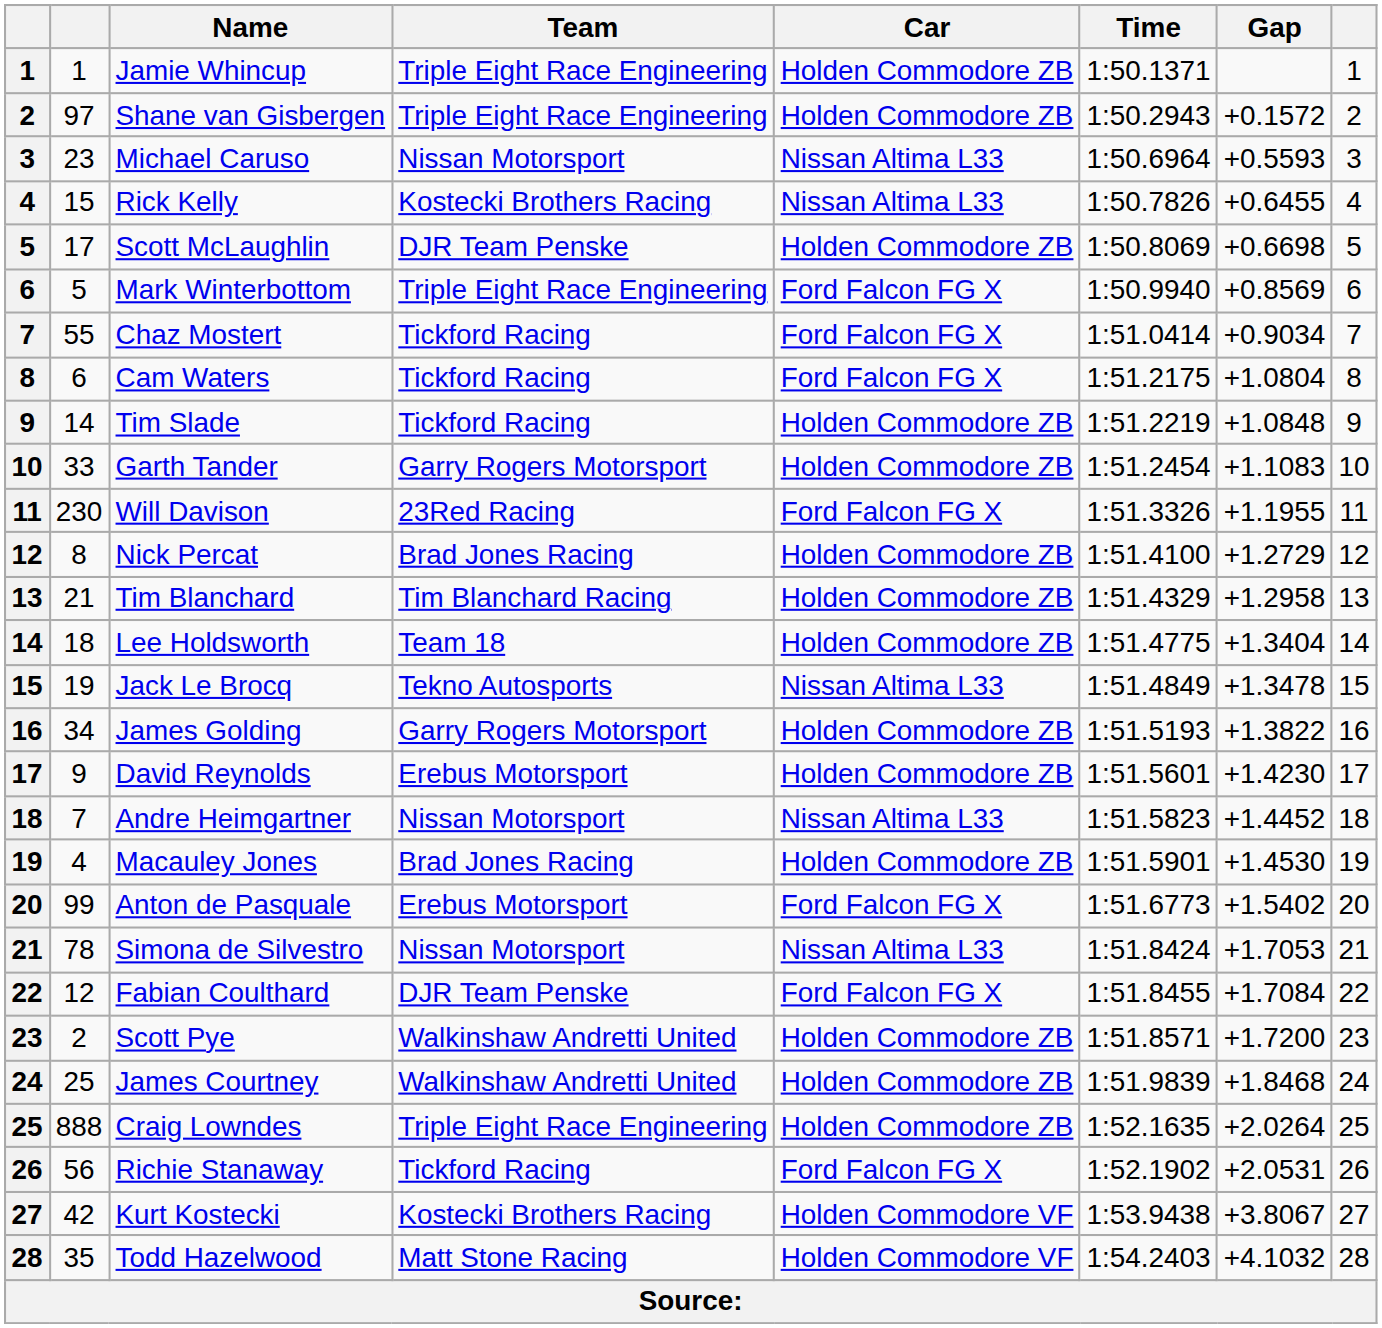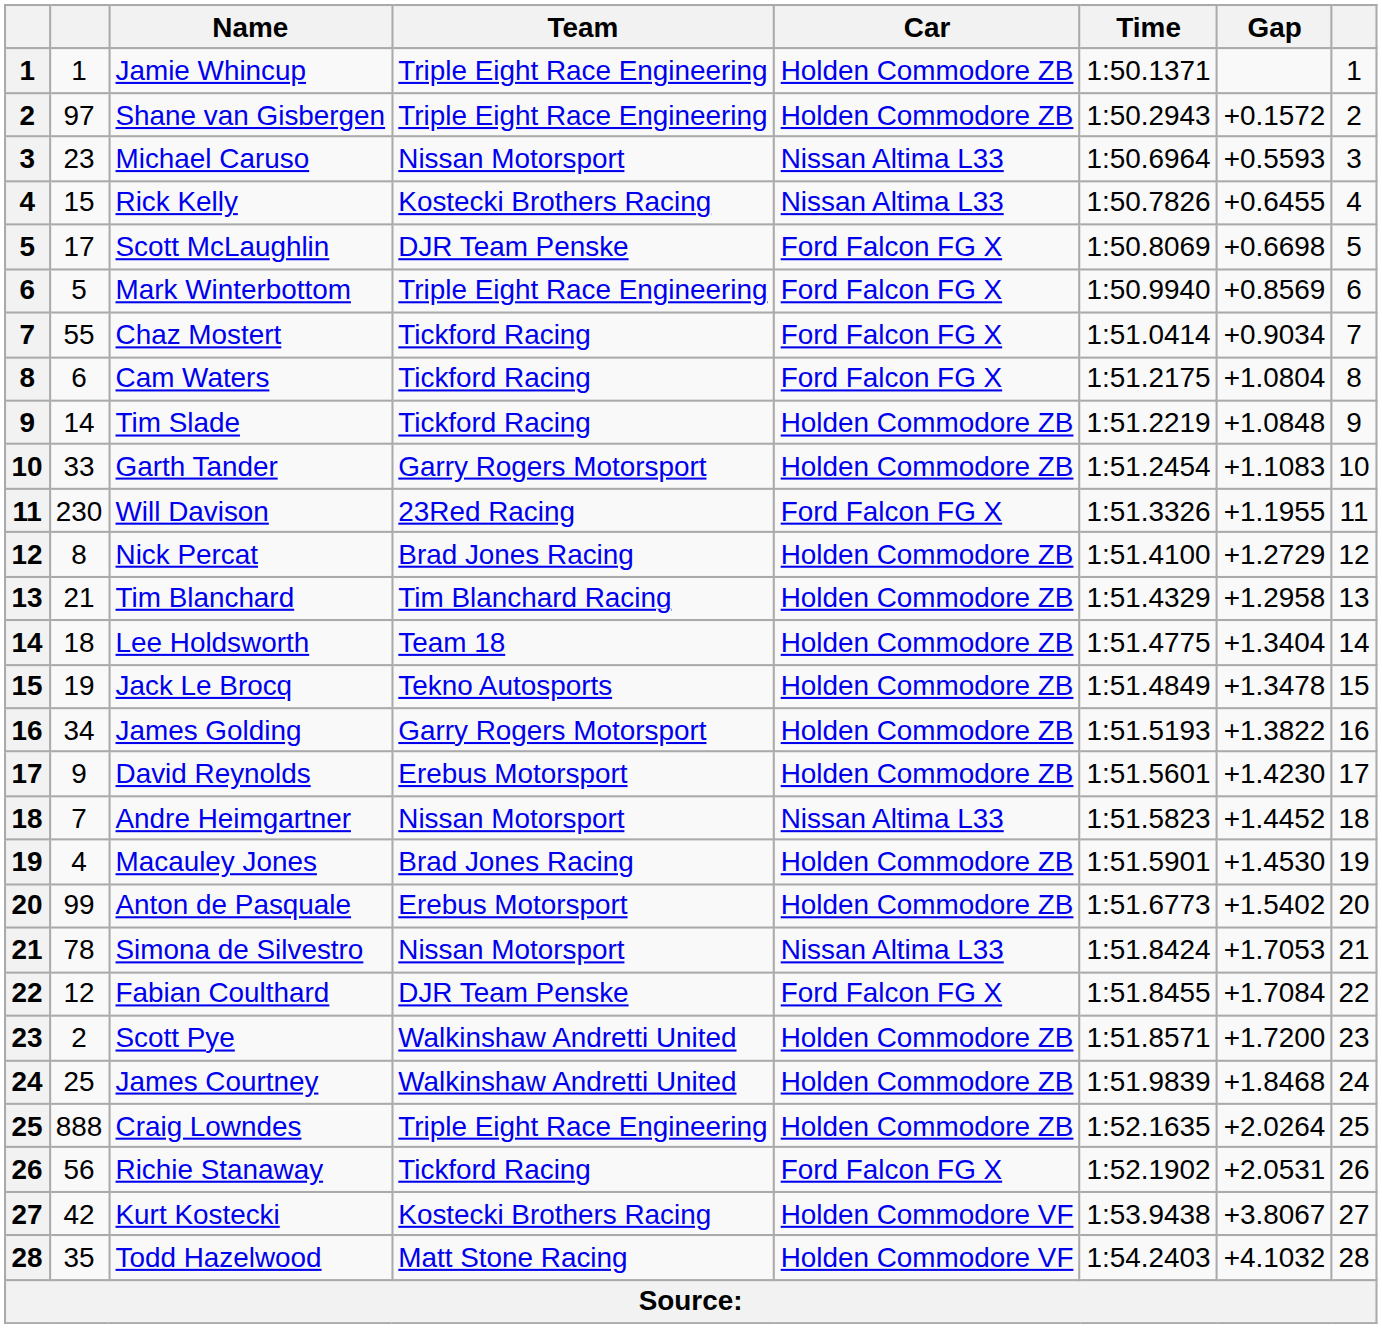(927, 246) Holden Commodore ZB -> (891, 246) Ford Falcon FG X
(892, 686) Nissan Altima L33 -> (927, 686) Holden Commodore ZB
(891, 906) Ford Falcon FG X -> (927, 906) Holden Commodore ZB
